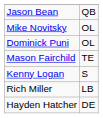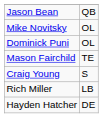- row: (35, 74)
+ row: (33, 74)
